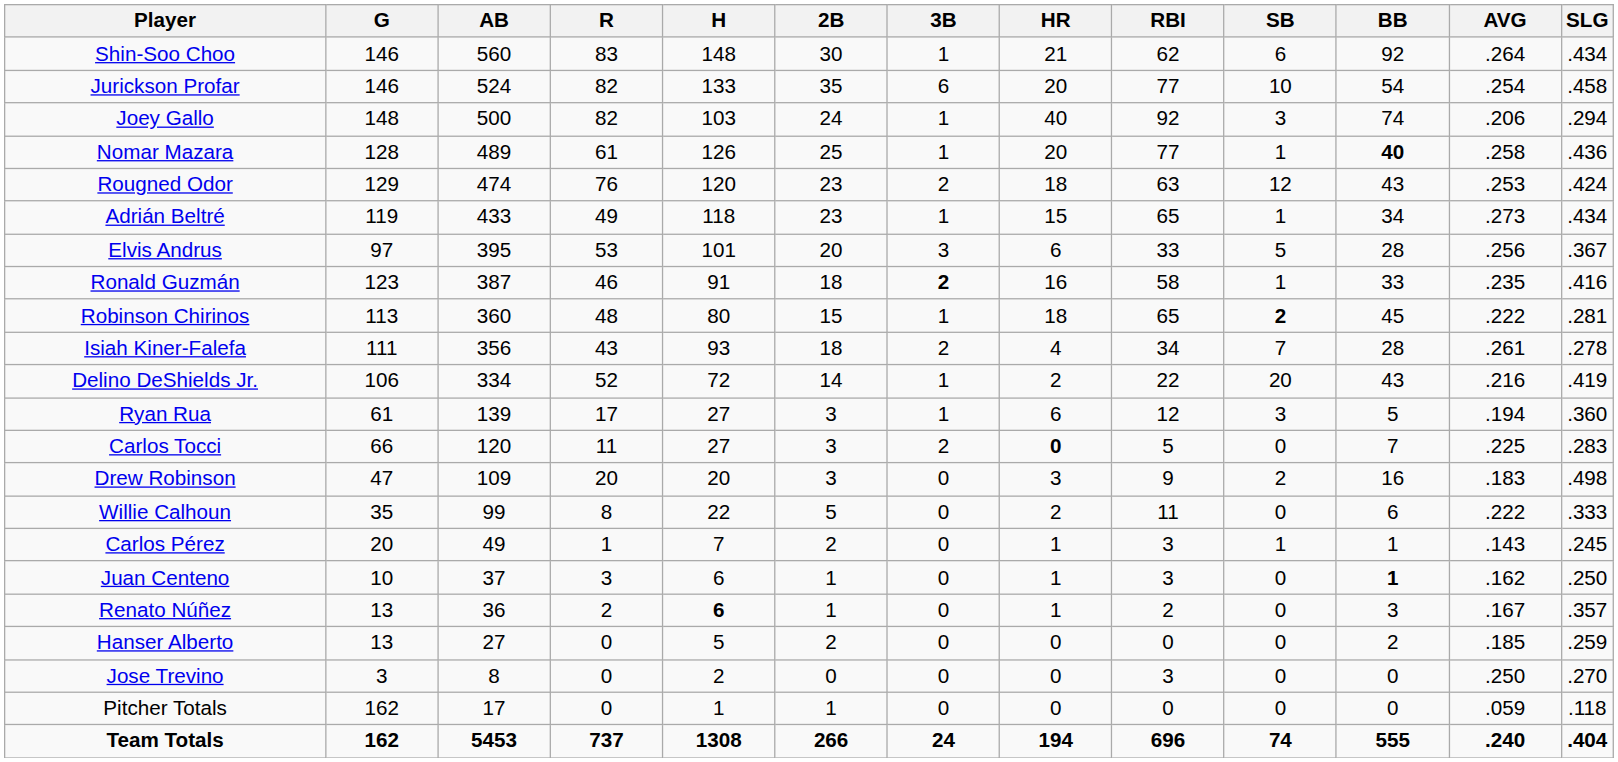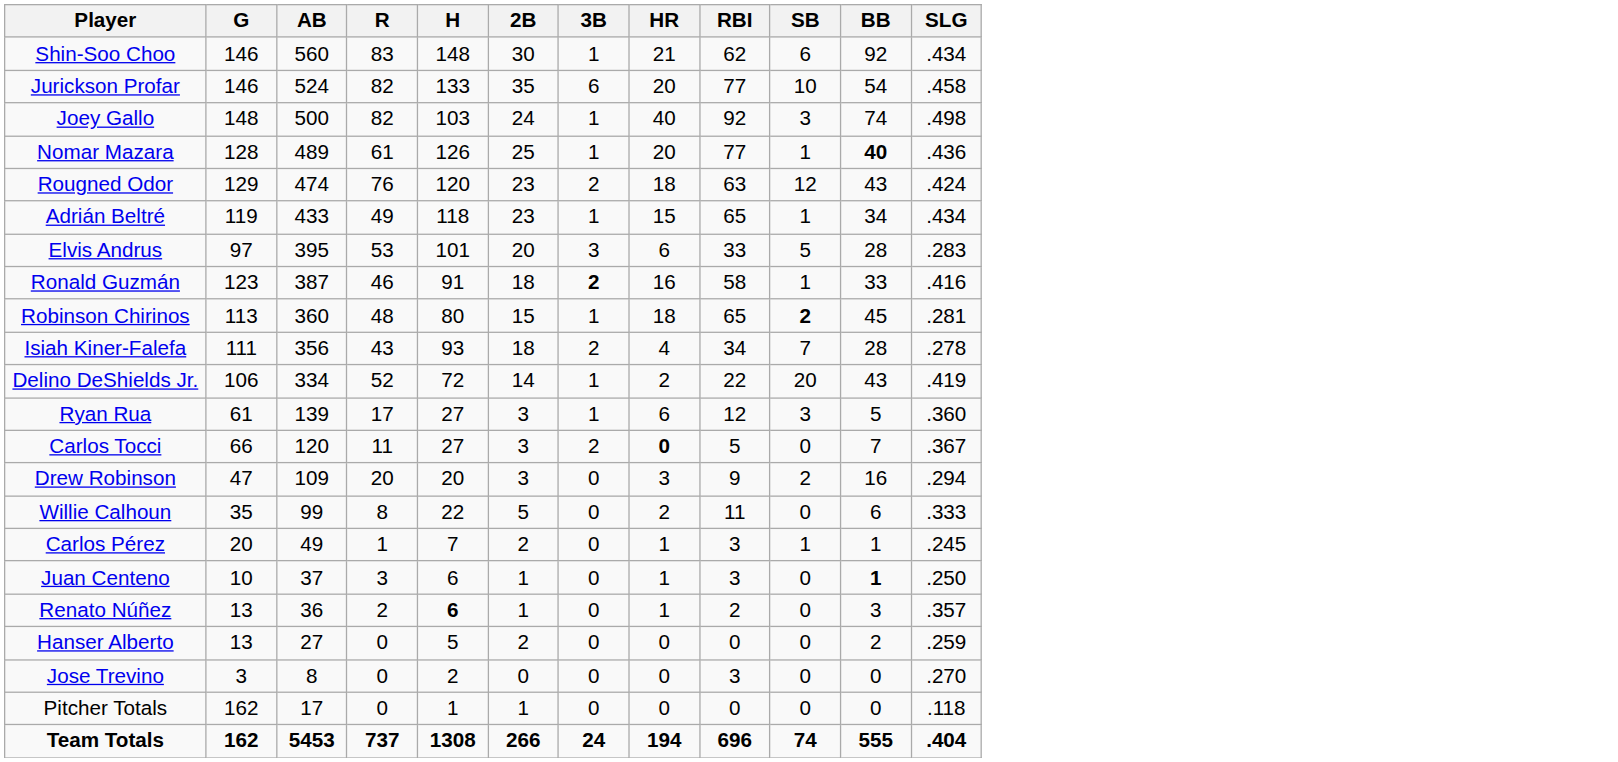- column: (1505, 20)
(1587, 119) .294 -> (946, 119) .498
(1587, 250) .367 -> (946, 250) .283
(1587, 446) .283 -> (946, 446) .367
(1587, 479) .498 -> (946, 479) .294
